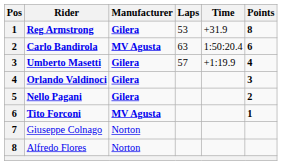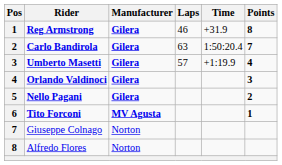(183, 29) 53 -> (183, 29) 46
(136, 46) MV Agusta -> (125, 46) Gilera
(250, 46) 6 -> (250, 46) 7
